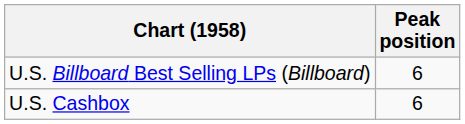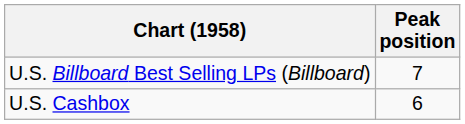(417, 72) 6 -> (417, 72) 7
